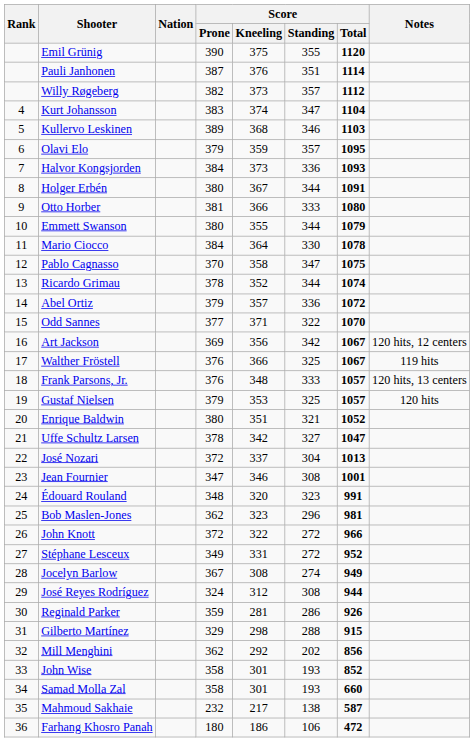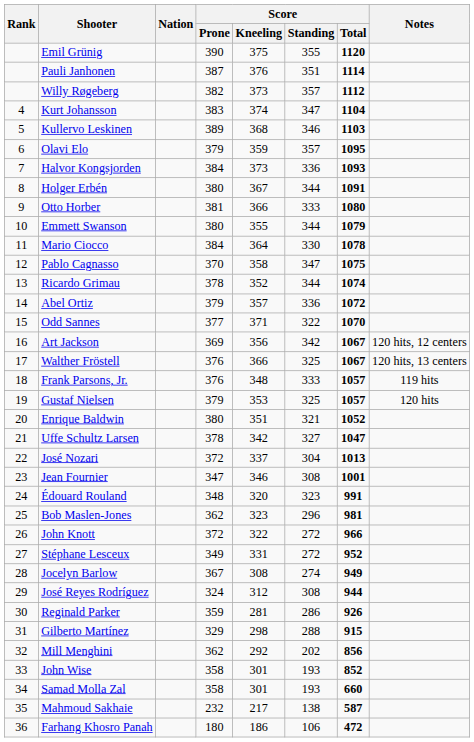(419, 361) 119 hits -> (419, 361) 120 hits, 13 centers
(419, 380) 120 hits, 13 centers -> (419, 380) 119 hits
